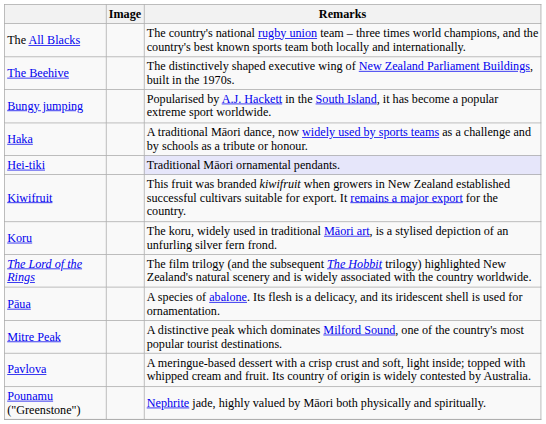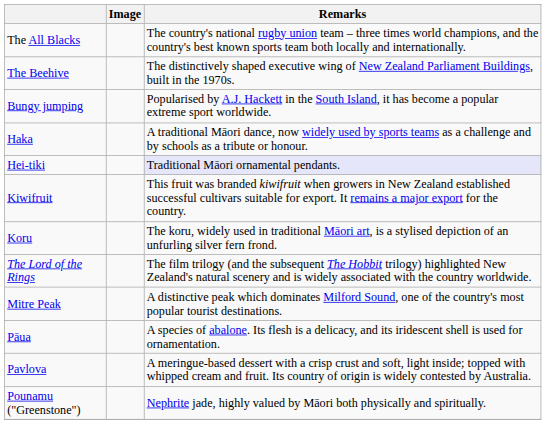rows swapped: (34, 336) <-> (19, 303)
